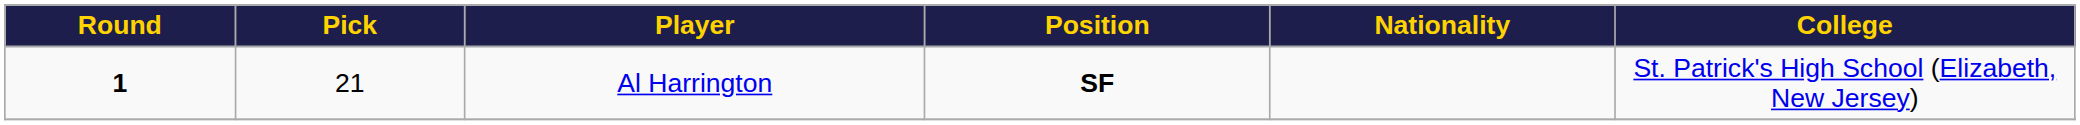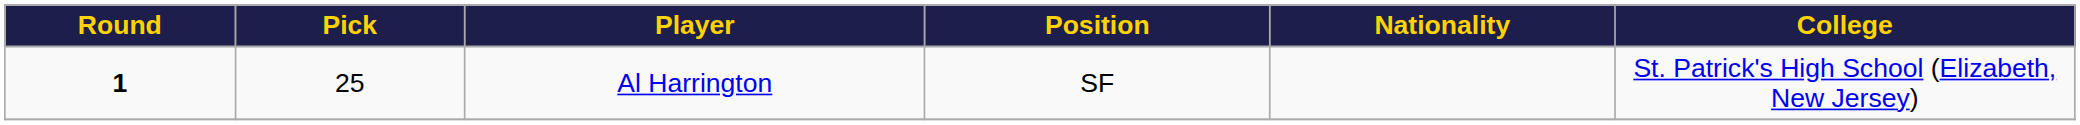(350, 82) 21 -> (350, 82) 25
(1097, 82) bold -> (1097, 82) normal
